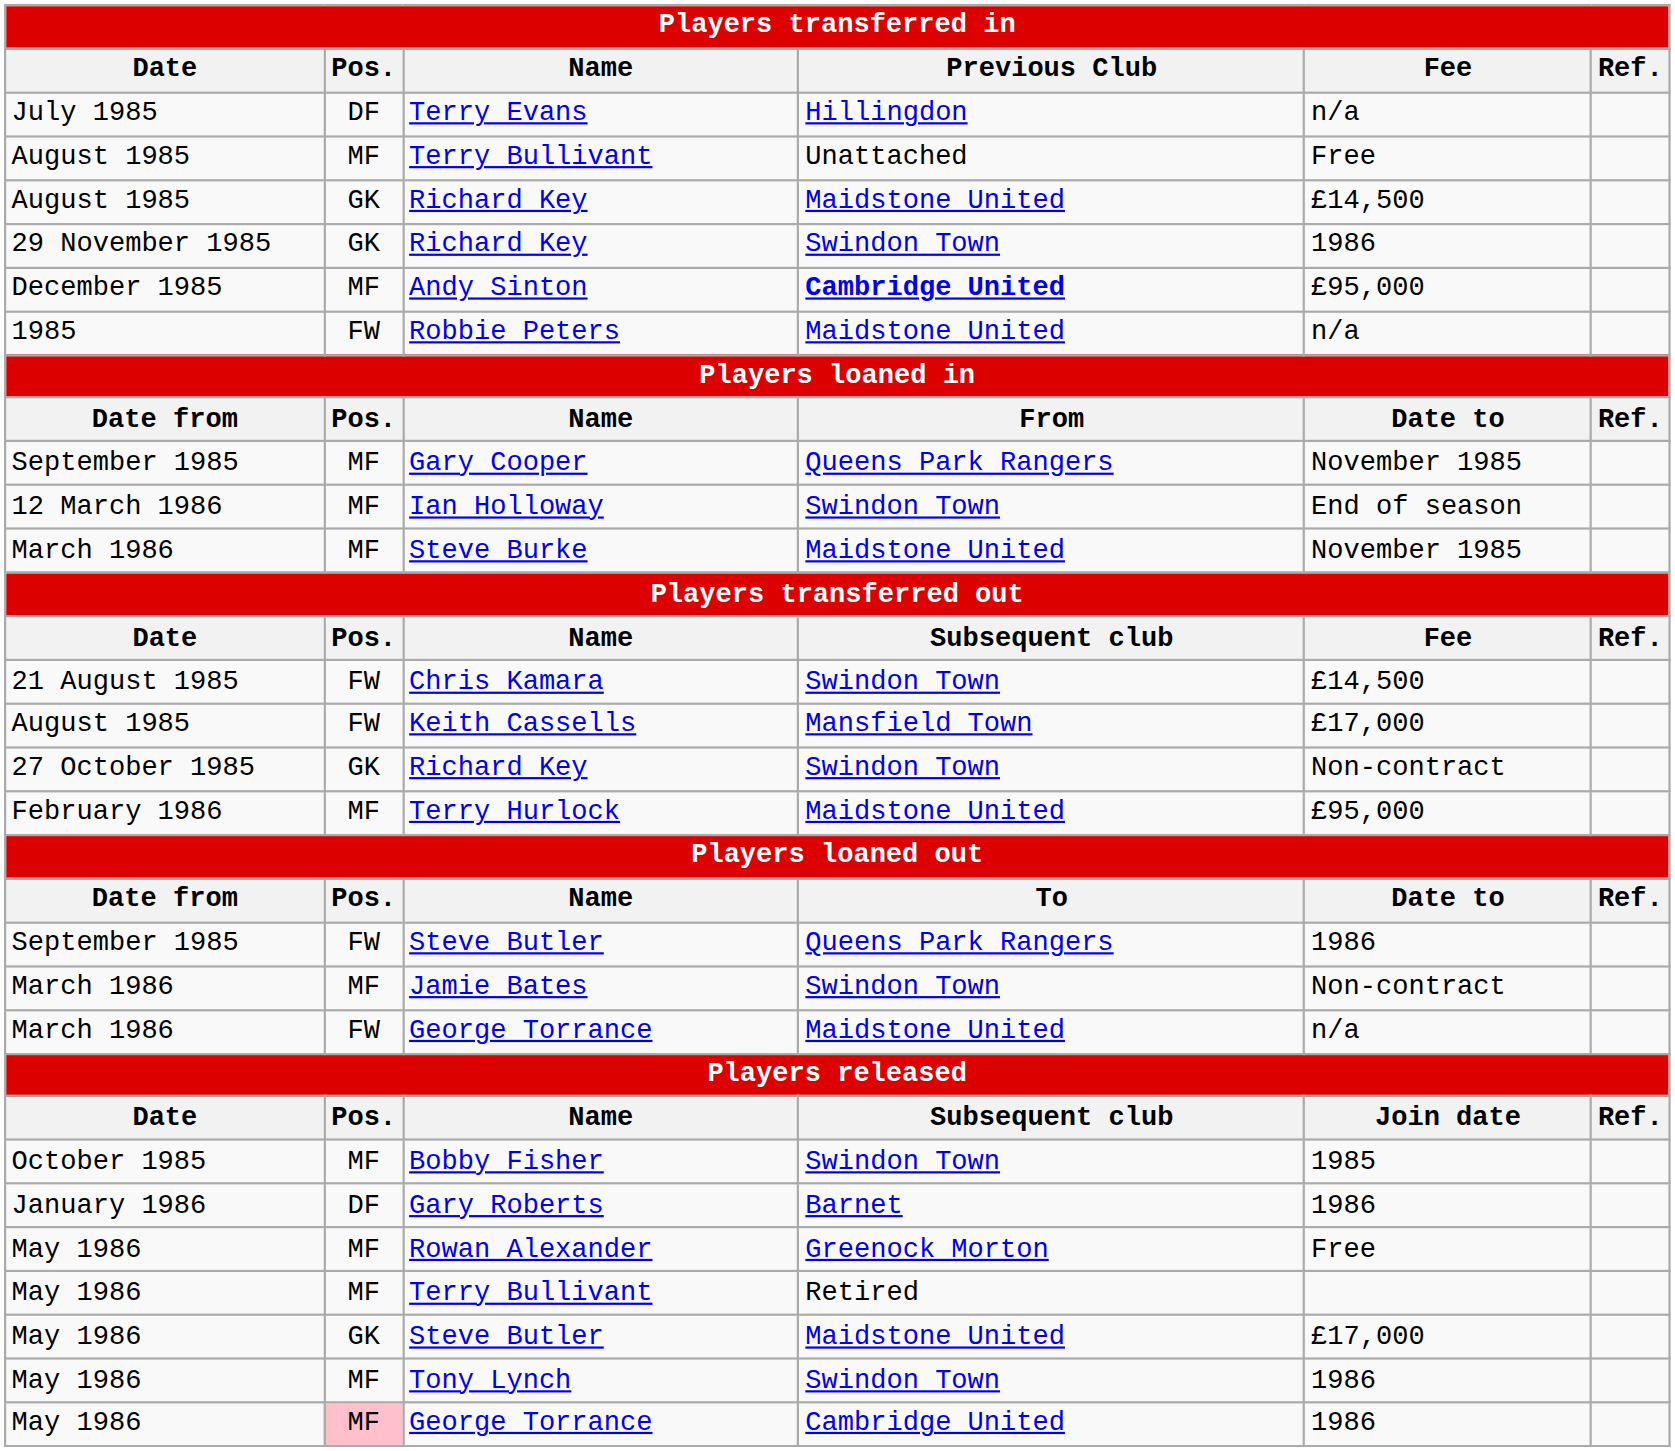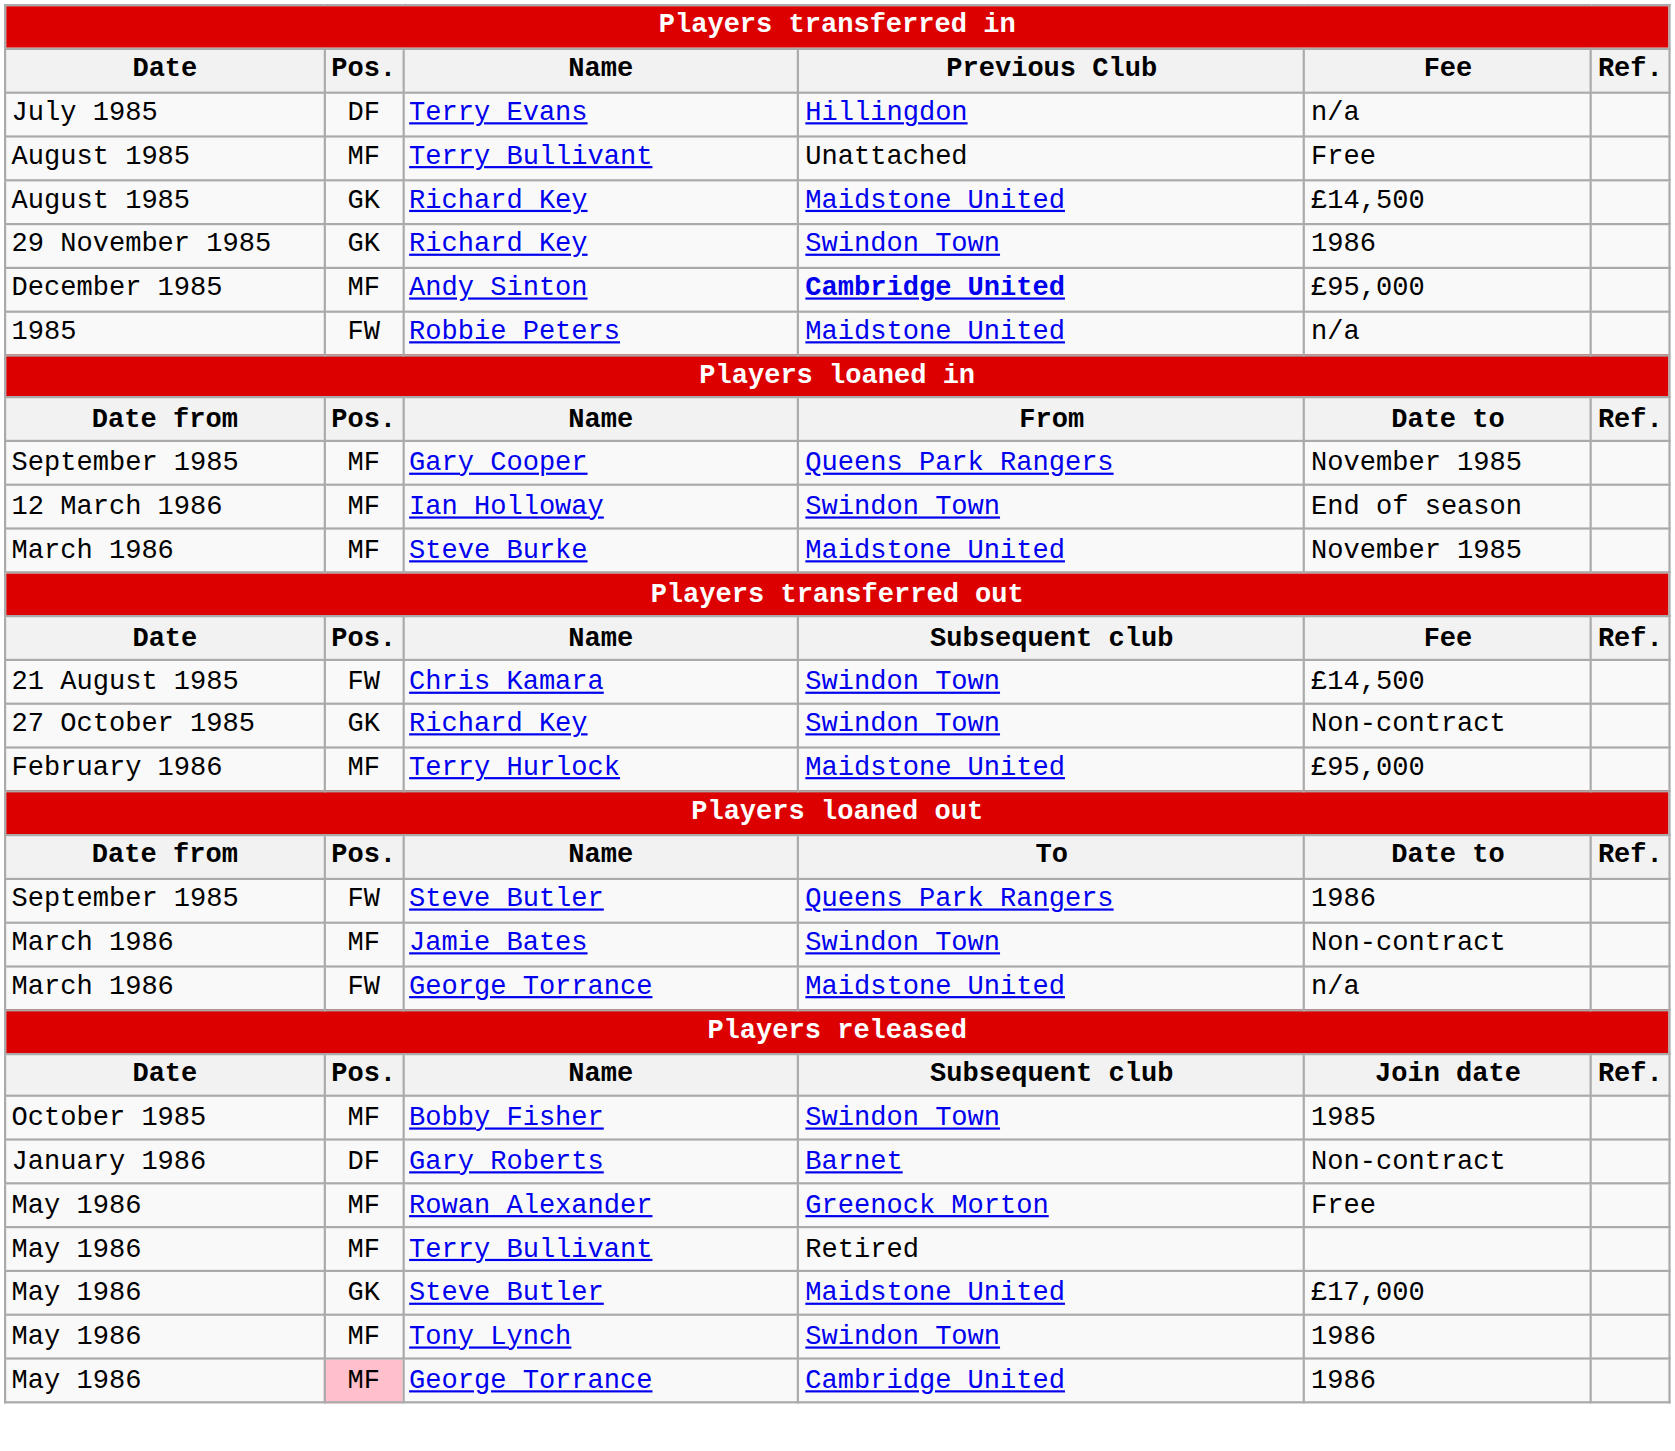- row: (101, 726)
(1344, 1206) 1986 -> (1408, 1163) Non-contract
